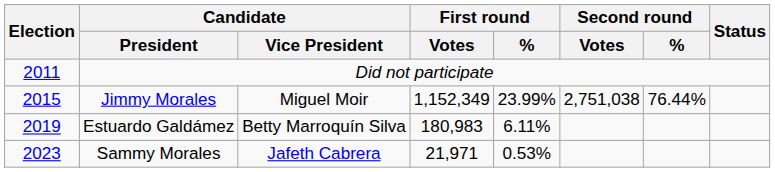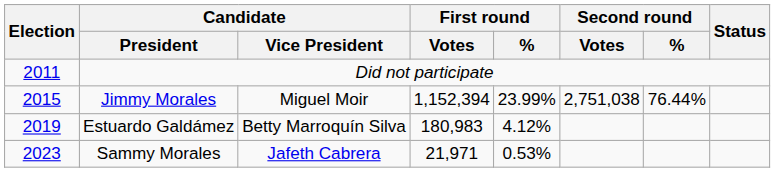(452, 99) 1,152,349 -> (452, 99) 1,152,394
(527, 126) 6.11% -> (527, 126) 4.12%
